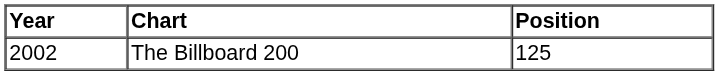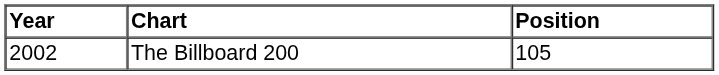(533, 53) 125 -> (533, 53) 105
